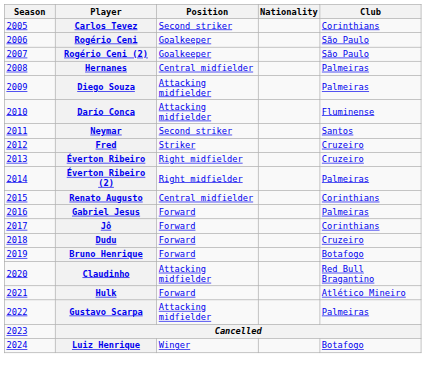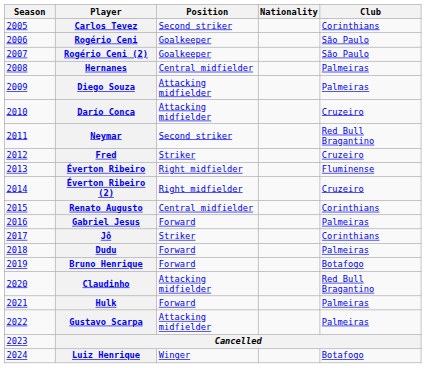(348, 112) Fluminense -> (343, 112) Cruzeiro
(338, 131) Santos -> (348, 136) Red Bull Bragantino
(343, 159) Cruzeiro -> (348, 169) Fluminense
(345, 179) Palmeiras -> (343, 189) Cruzeiro
(177, 226) Forward -> (177, 236) Striker
(343, 240) Cruzeiro -> (345, 250) Palmeiras
(364, 293) Atlético Mineiro -> (345, 303) Palmeiras
